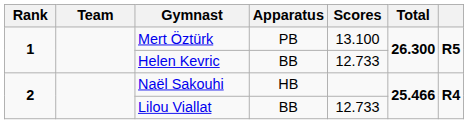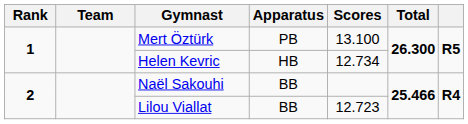(288, 61) BB -> (288, 61) HB
(358, 61) 12.733 -> (358, 61) 12.734
(288, 84) HB -> (288, 84) BB
(358, 107) 12.733 -> (358, 107) 12.723
